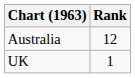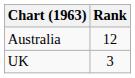(110, 61) 1 -> (110, 61) 3
